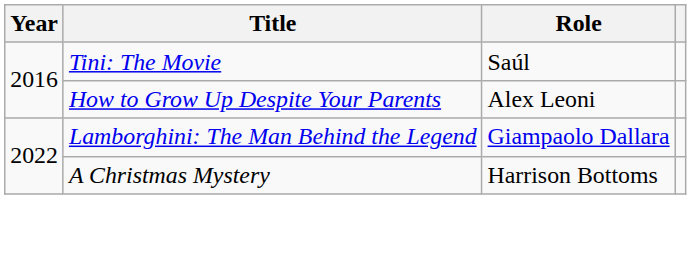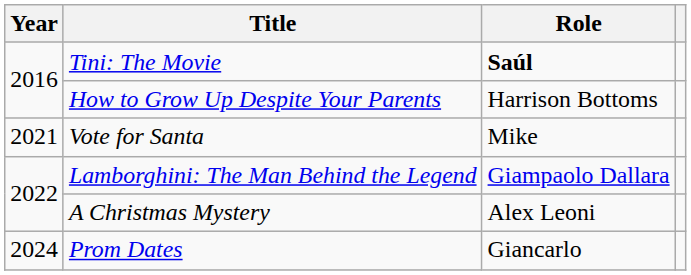(509, 61) normal -> (510, 61) bold
(542, 99) Alex Leoni -> (573, 99) Harrison Bottoms
+ row: (136, 136)
(573, 174) Harrison Bottoms -> (542, 212) Alex Leoni
+ row: (126, 250)
